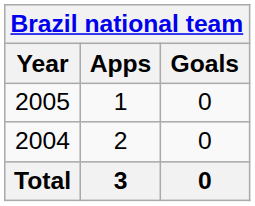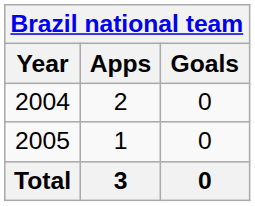rows swapped: (42, 141) <-> (42, 102)
